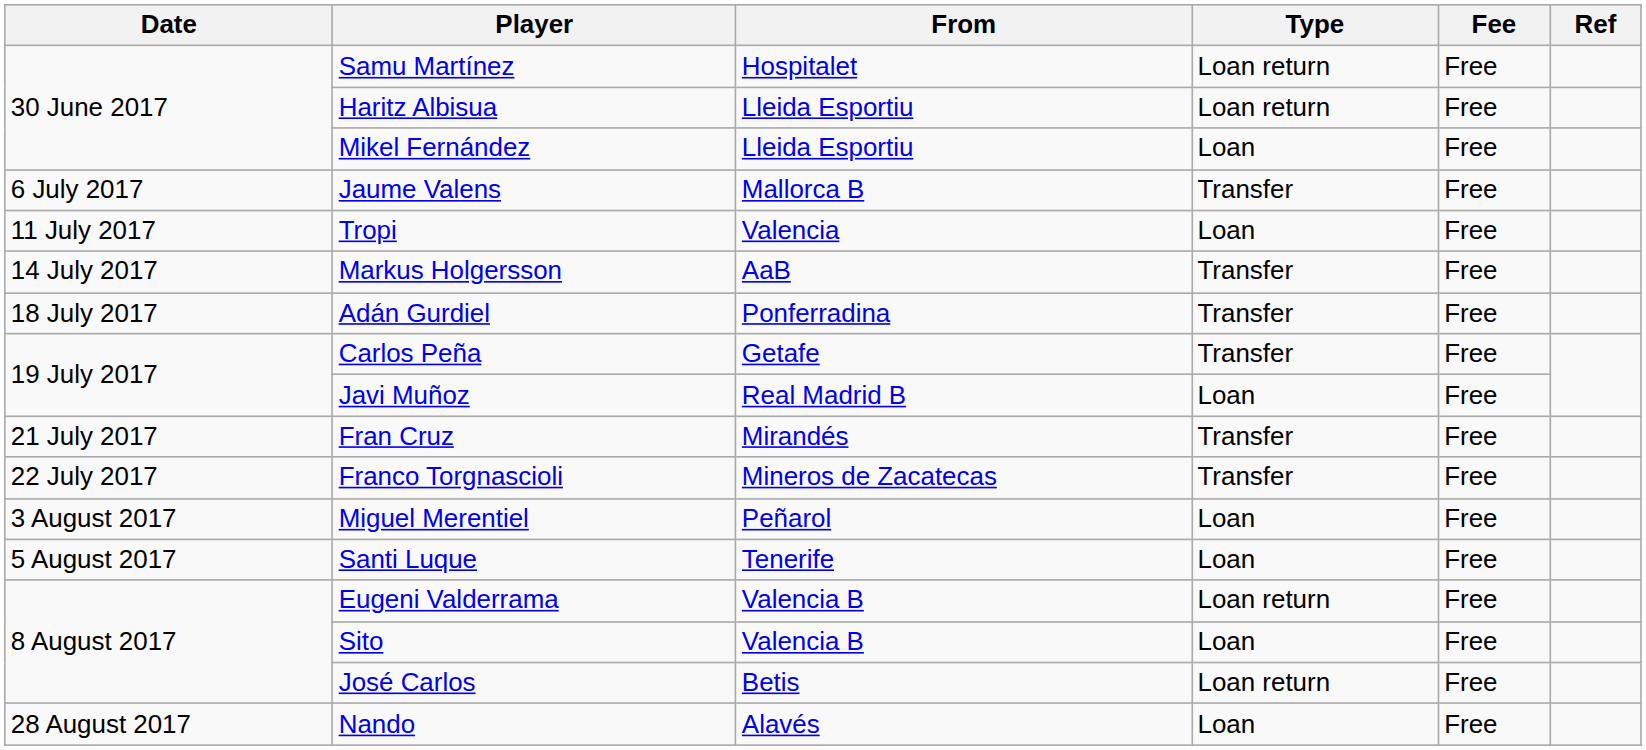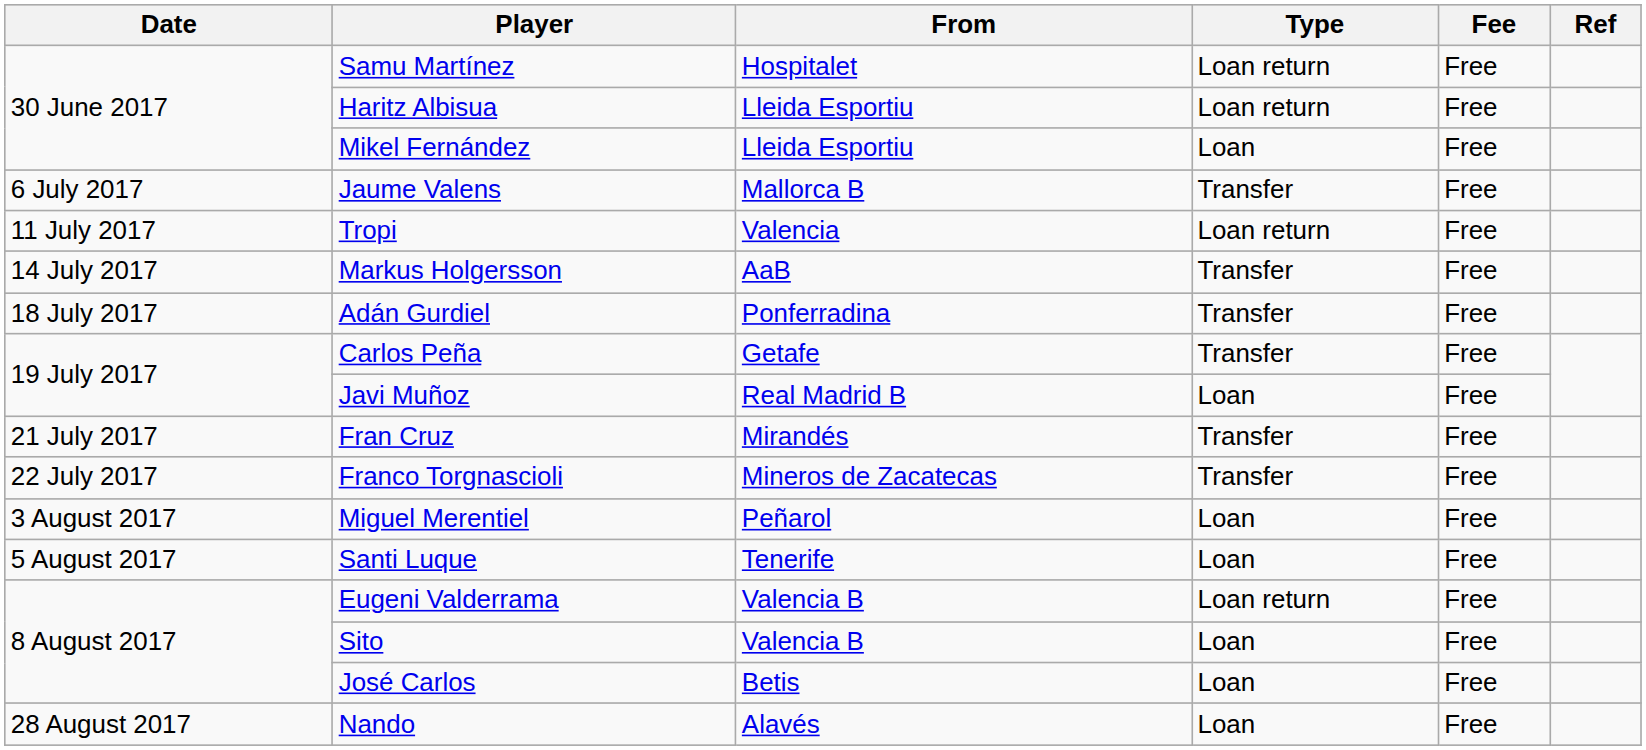(1226, 230) Loan -> (1264, 230) Loan return
(1264, 682) Loan return -> (1226, 682) Loan
